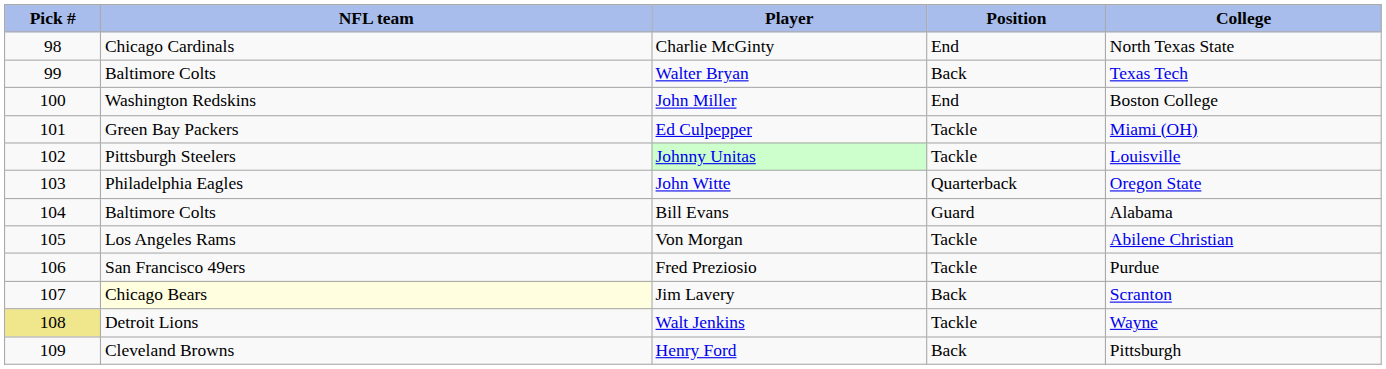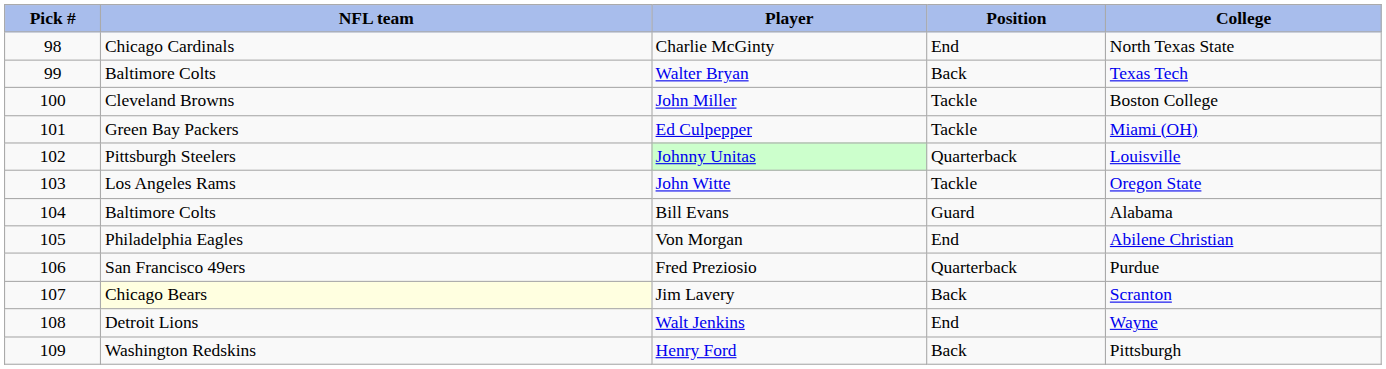(181, 101) Washington Redskins -> (170, 101) Cleveland Browns
(945, 101) End -> (954, 101) Tackle
(954, 156) Tackle -> (974, 156) Quarterback
(174, 184) Philadelphia Eagles -> (170, 184) Los Angeles Rams
(974, 184) Quarterback -> (954, 184) Tackle
(170, 239) Los Angeles Rams -> (174, 239) Philadelphia Eagles
(954, 239) Tackle -> (945, 239) End
(954, 267) Tackle -> (974, 267) Quarterback
(53, 322) khaki background -> (53, 322) no background
(954, 322) Tackle -> (945, 322) End
(170, 350) Cleveland Browns -> (181, 350) Washington Redskins
